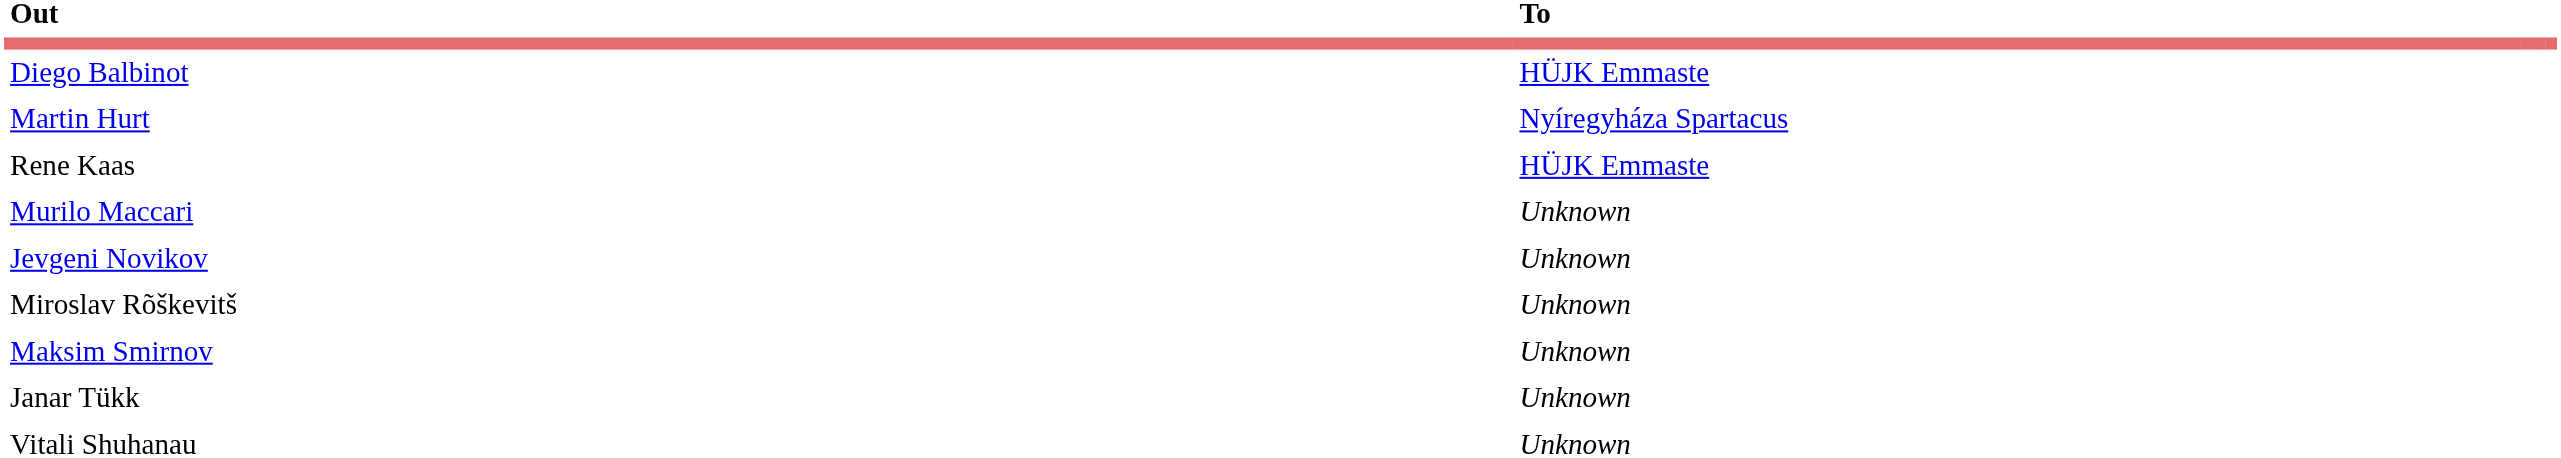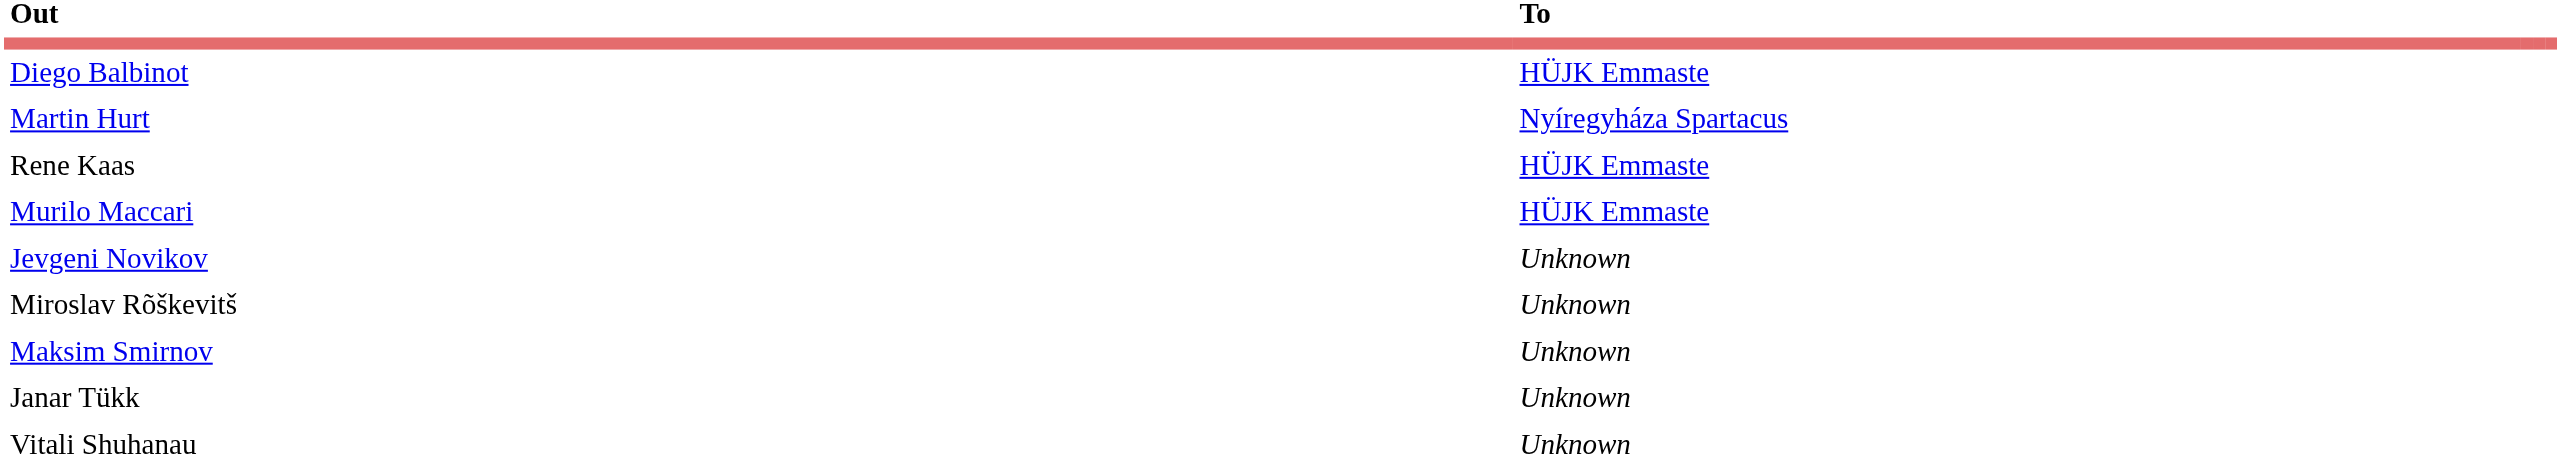(1575, 211) Unknown -> (1614, 211) HÜJK Emmaste
